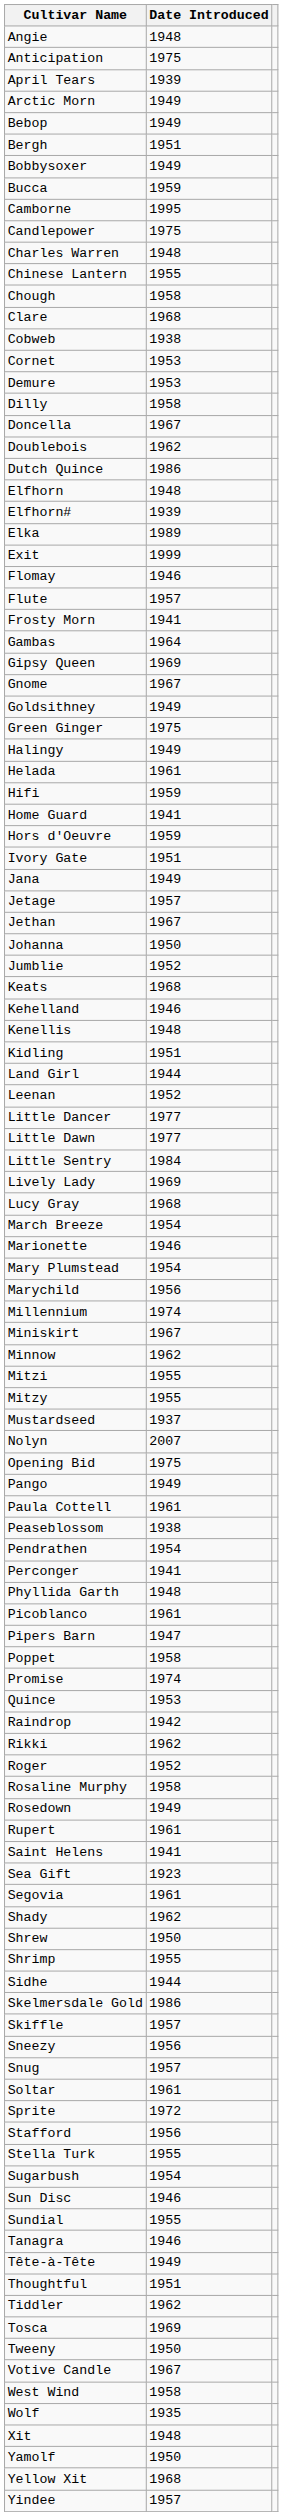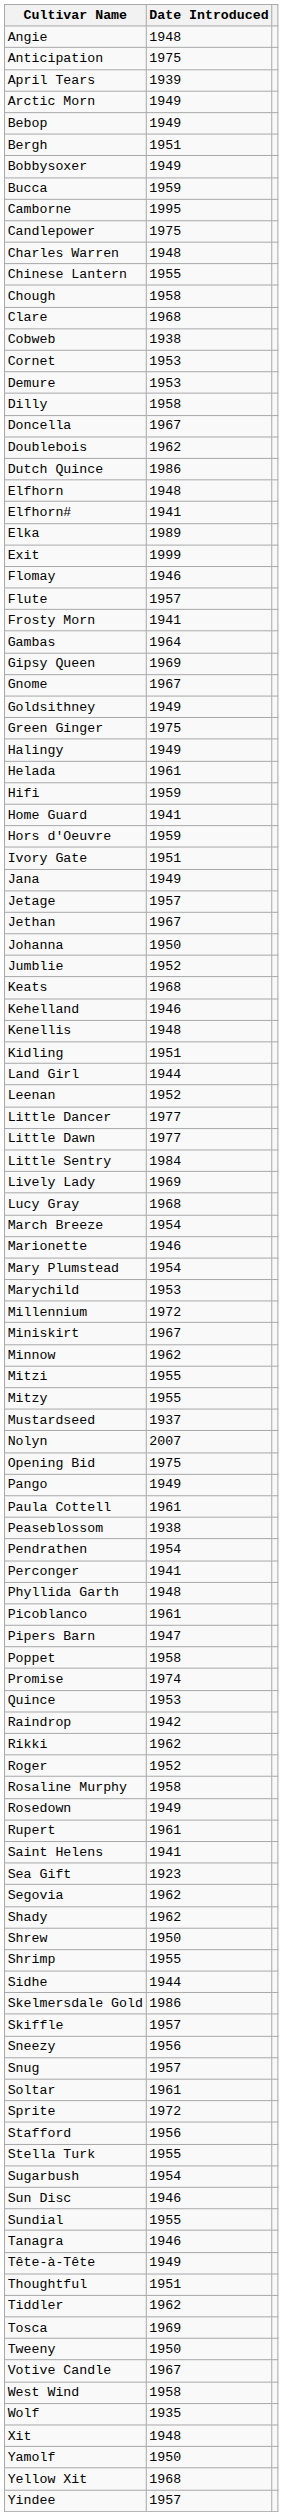(165, 512) 1939 -> (165, 512) 1941
(165, 1290) 1956 -> (165, 1290) 1953
(165, 1312) 1974 -> (165, 1312) 1972
(165, 1895) 1961 -> (165, 1895) 1962
